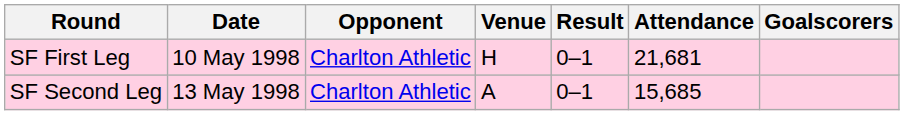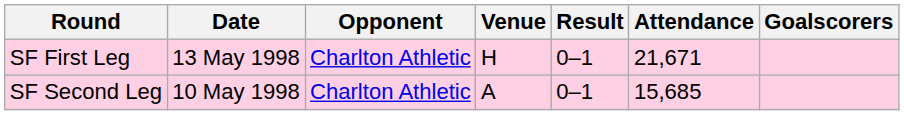(236, 57) 10 May 1998 -> (236, 57) 13 May 1998
(668, 57) 21,681 -> (668, 57) 21,671
(236, 92) 13 May 1998 -> (236, 92) 10 May 1998
